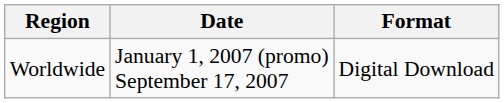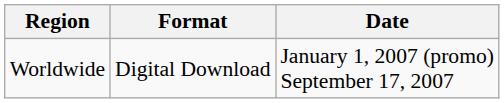columns swapped: (222, 21) <-> (416, 21)
